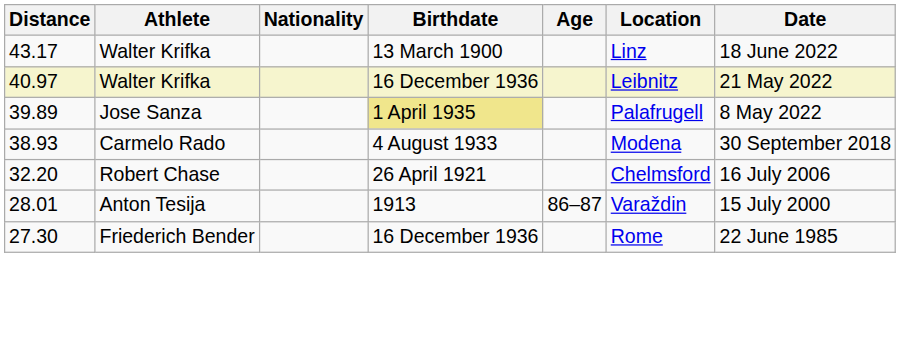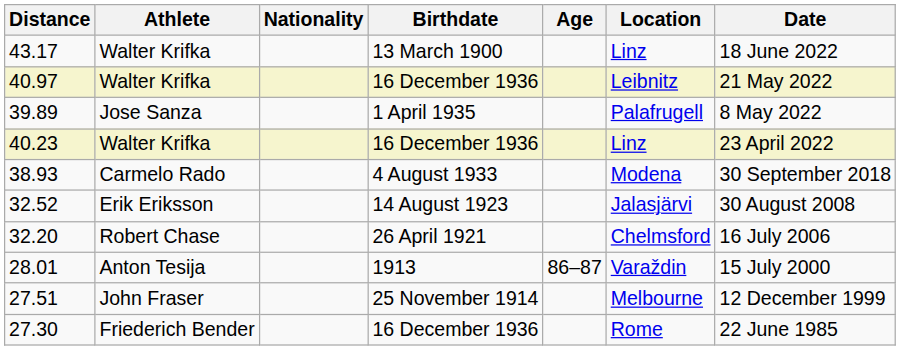(424, 112) khaki background -> (424, 112) no background
+ row: (34, 143)
+ row: (34, 205)
+ row: (34, 298)
